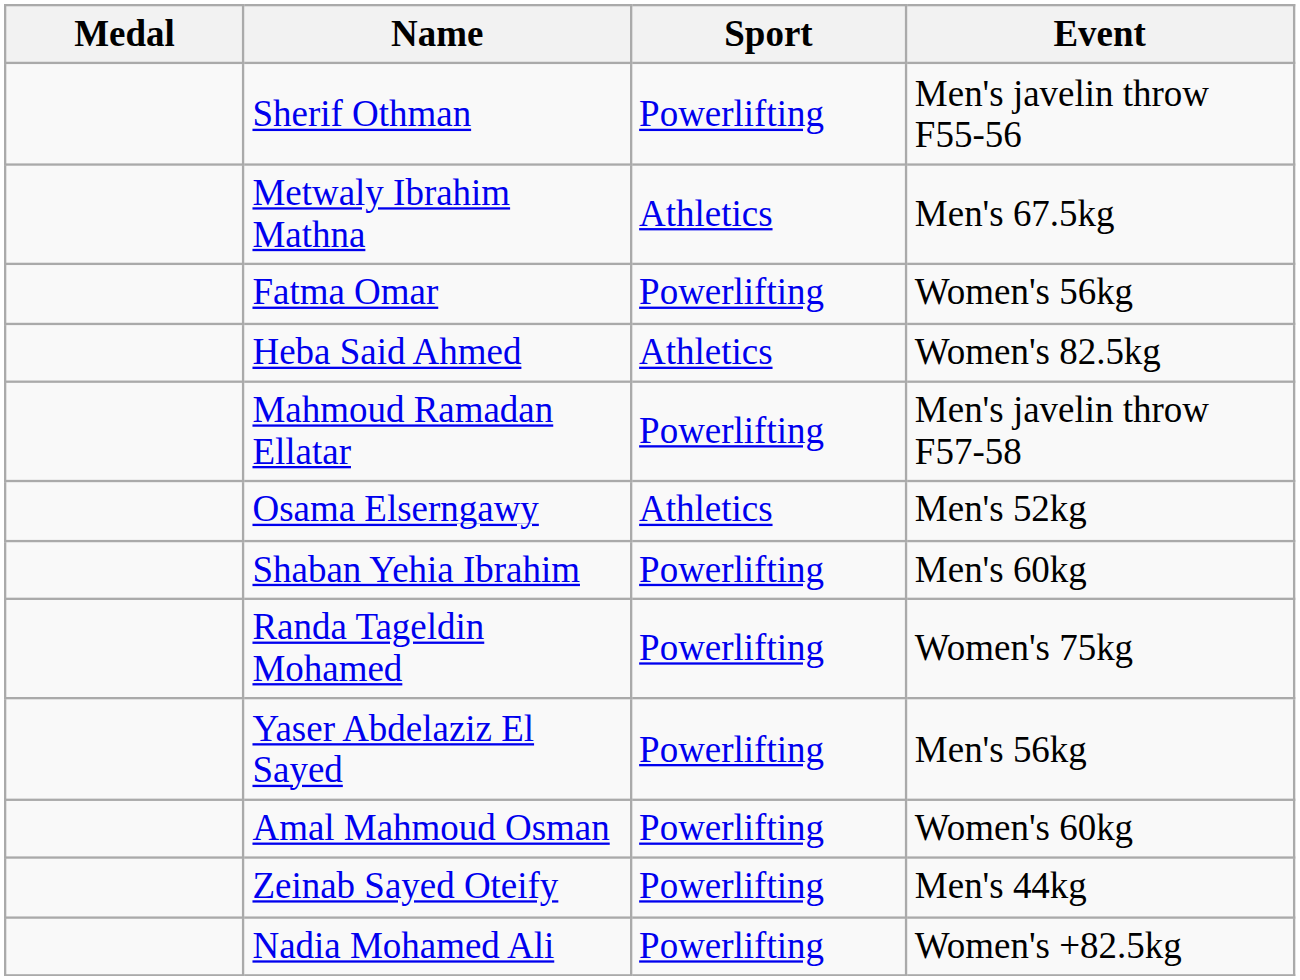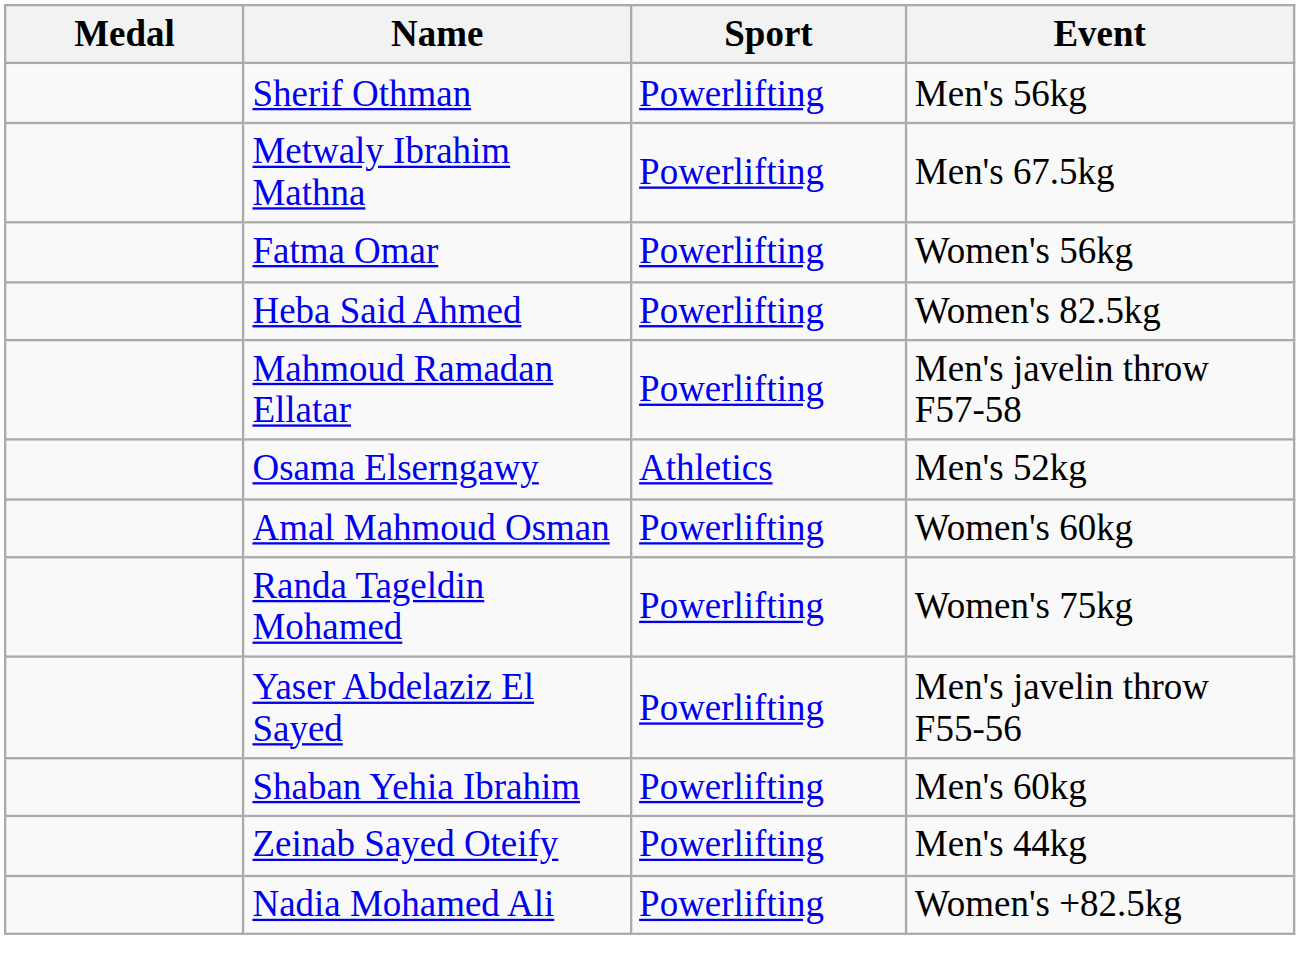(1062, 113) Men's javelin throw F55-56 -> (1001, 92) Men's 56kg
(706, 213) Athletics -> (732, 171) Powerlifting
(706, 351) Athletics -> (732, 309) Powerlifting
rows swapped: (431, 827) <-> (416, 568)
(1001, 748) Men's 56kg -> (1062, 706) Men's javelin throw F55-56
